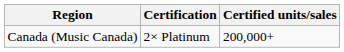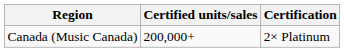columns swapped: (180, 15) <-> (280, 15)
